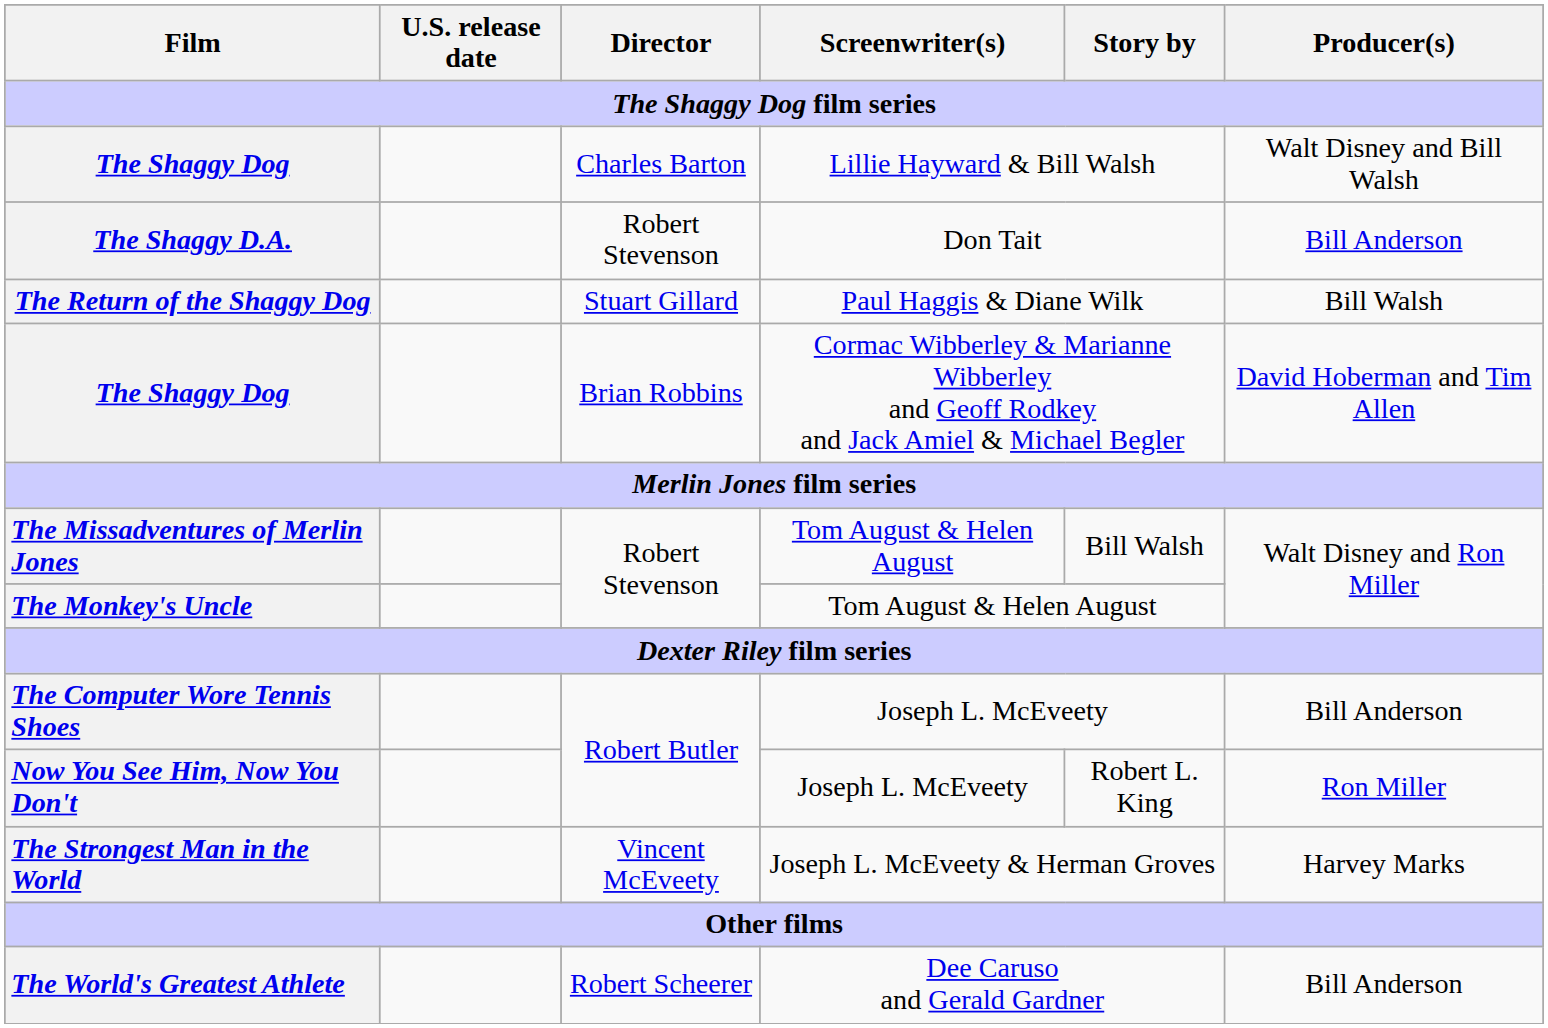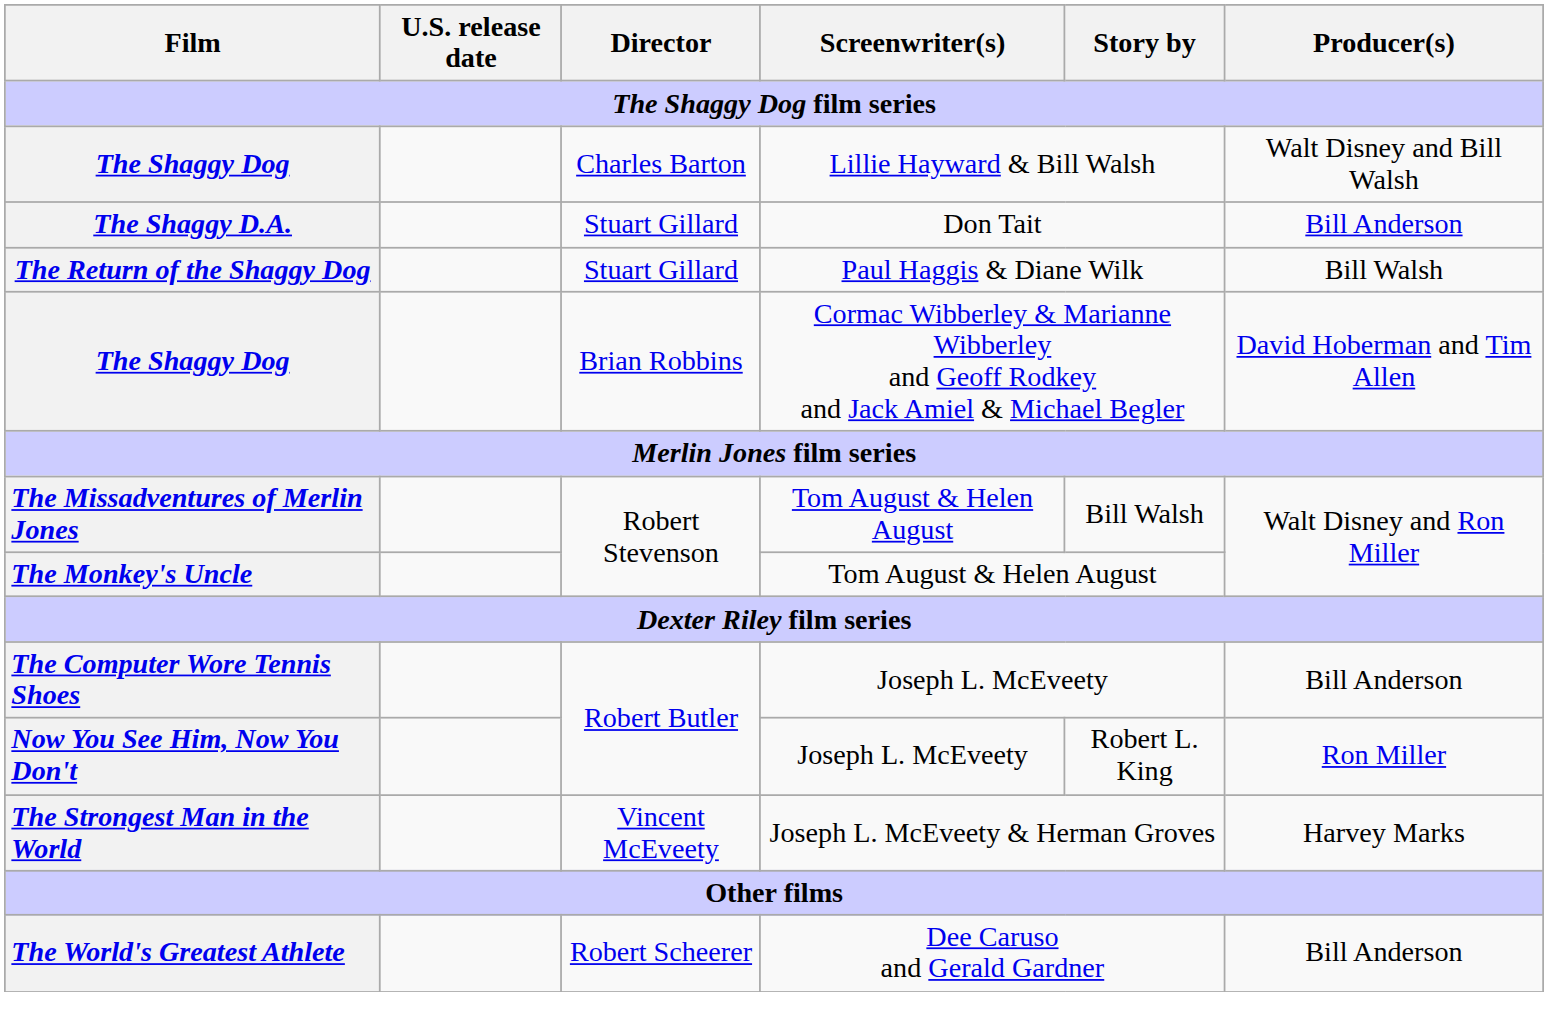(661, 240) Robert Stevenson -> (661, 224) Stuart Gillard
